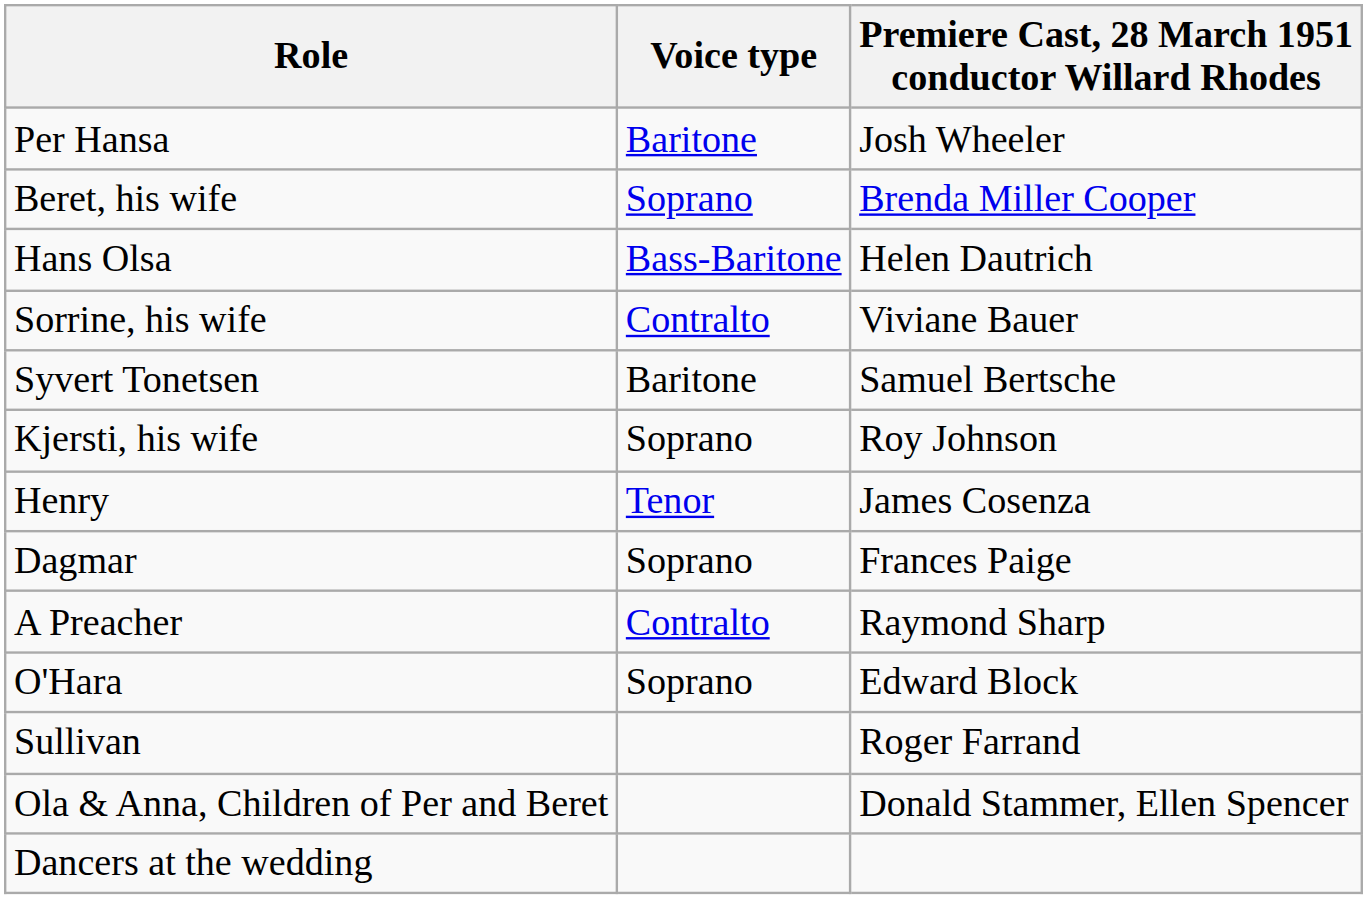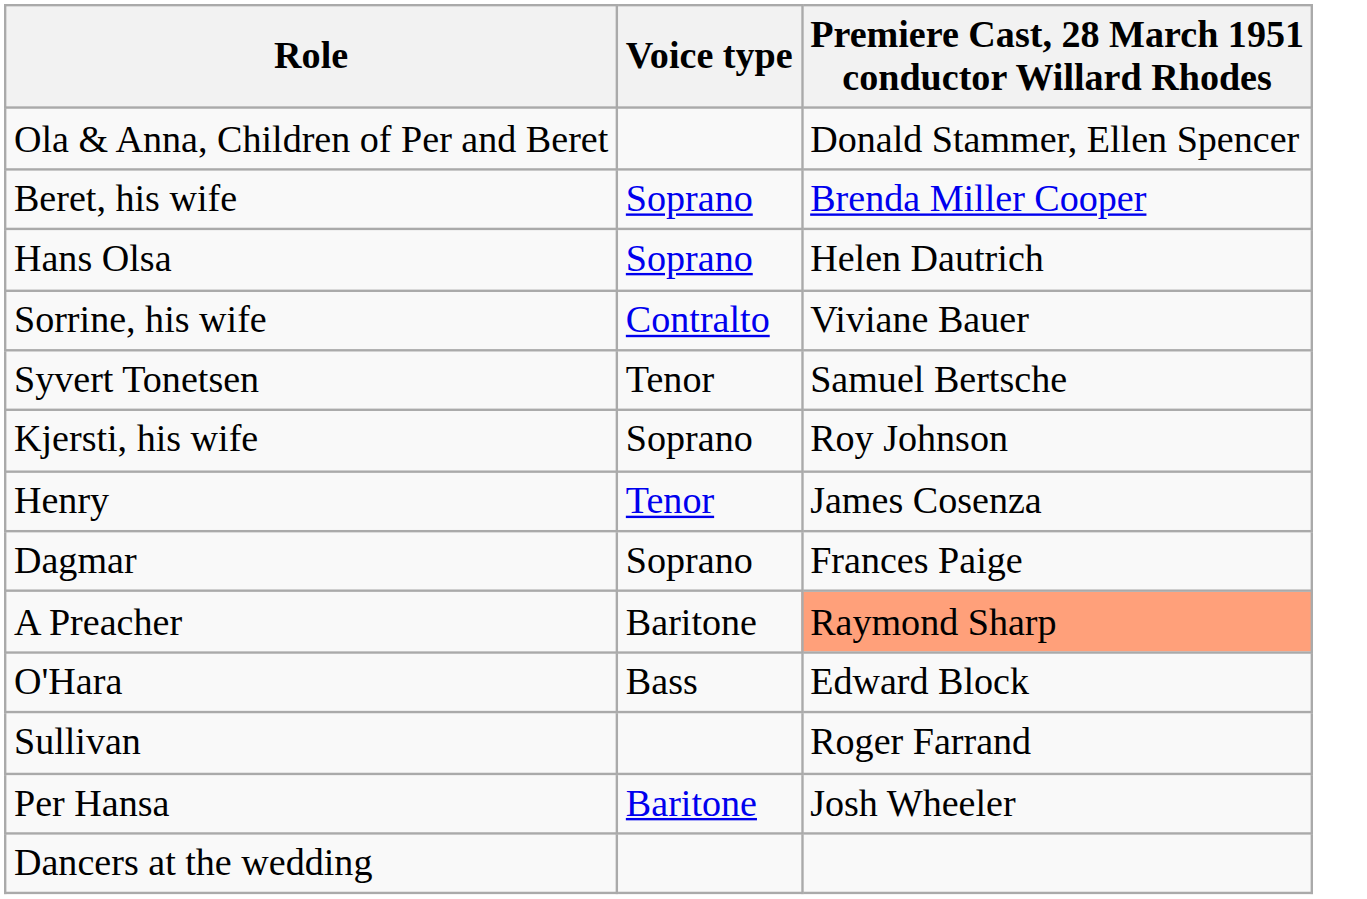rows swapped: (92, 137) <-> (311, 802)
(734, 258) Bass-Baritone -> (689, 258) Soprano
(691, 379) Baritone -> (670, 379) Tenor
(698, 621) Contralto -> (691, 621) Baritone
(982, 621) no background -> (933, 621) lightsalmon background
(689, 681) Soprano -> (662, 681) Bass
